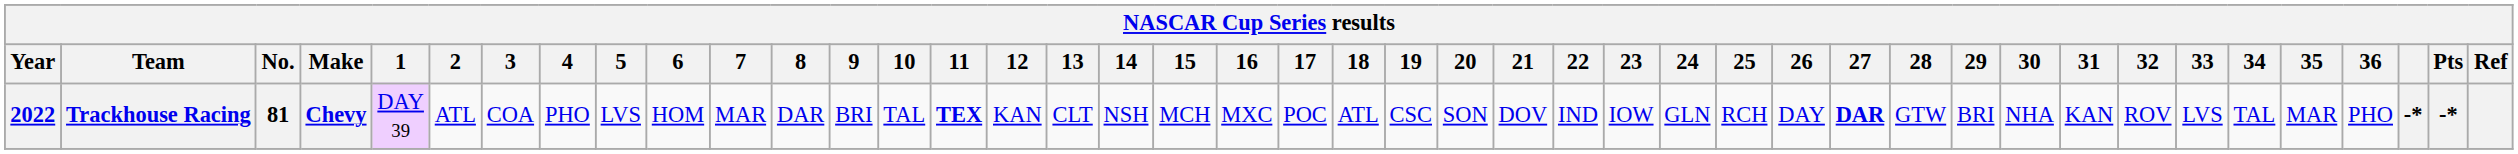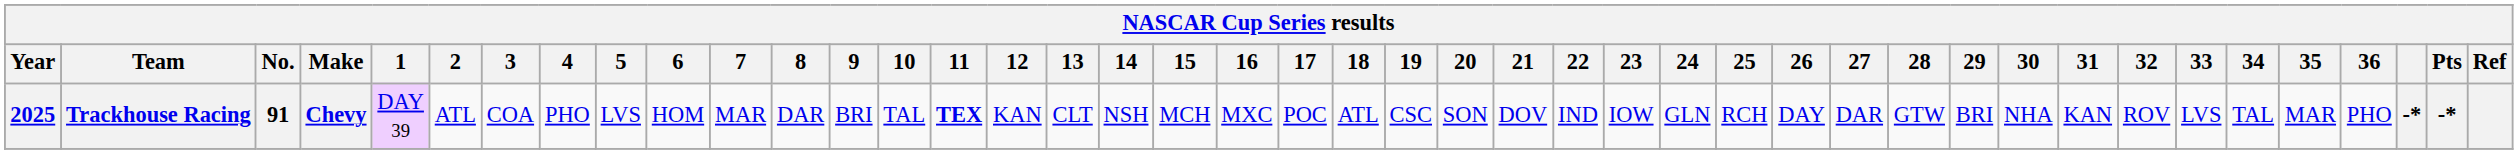(33, 115) 2022 -> (33, 115) 2025
(278, 115) 81 -> (278, 115) 91
(1860, 115) bold -> (1859, 115) normal
